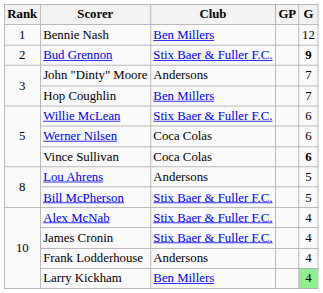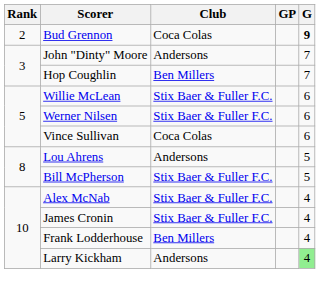- row: (76, 34)
(213, 55) Stix Baer & Fuller F.C. -> (183, 34) Coca Colas
(183, 136) Coca Colas -> (213, 116) Stix Baer & Fuller F.C.
(308, 156) bold -> (307, 136) normal
(181, 258) Andersons -> (184, 237) Ben Millers
(184, 278) Ben Millers -> (181, 258) Andersons
